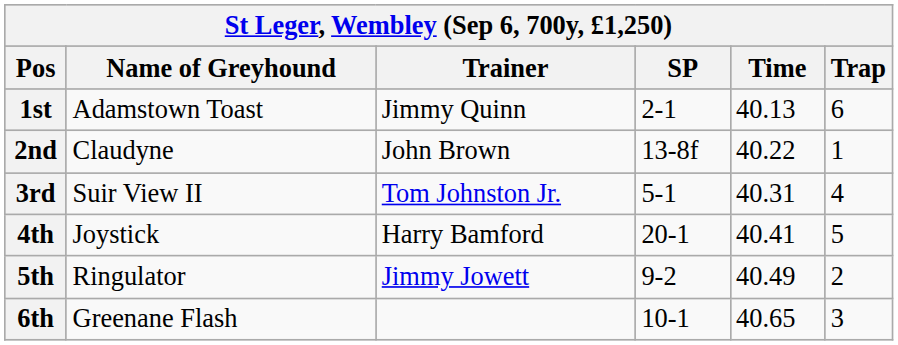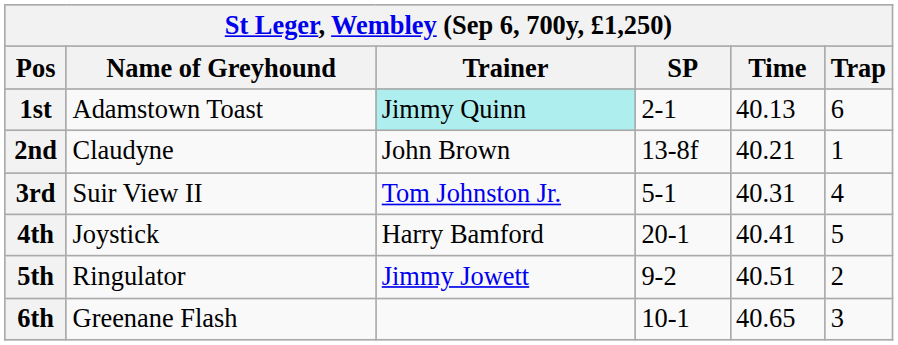(454, 109) no background -> (454, 109) paleturquoise background
(766, 151) 40.22 -> (766, 151) 40.21
(766, 276) 40.49 -> (766, 276) 40.51
